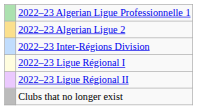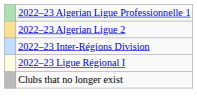- row: (73, 80)
